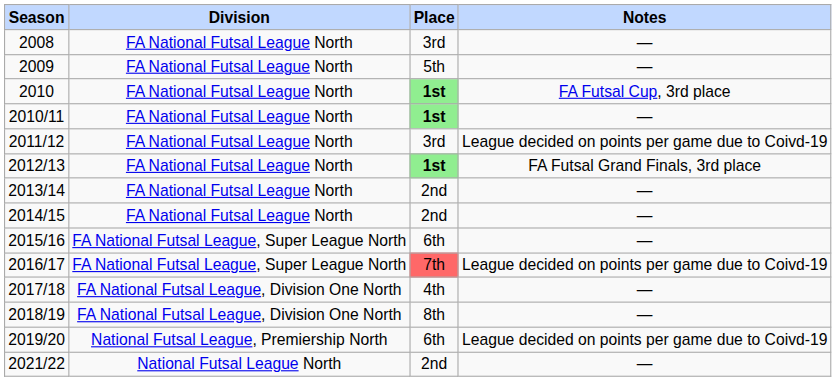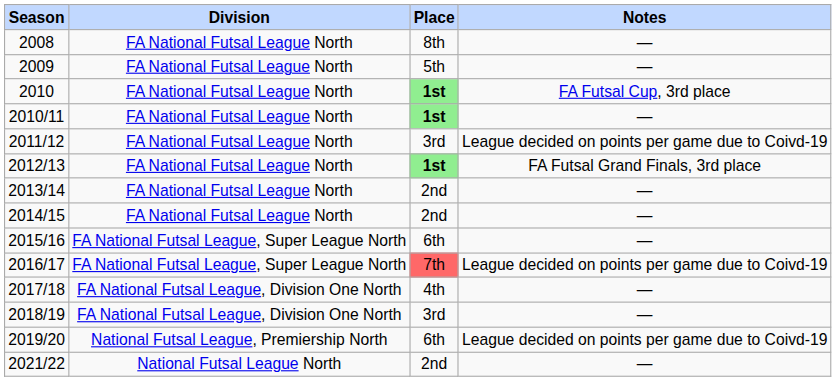(434, 42) 3rd -> (434, 42) 8th
(434, 315) 8th -> (434, 315) 3rd
